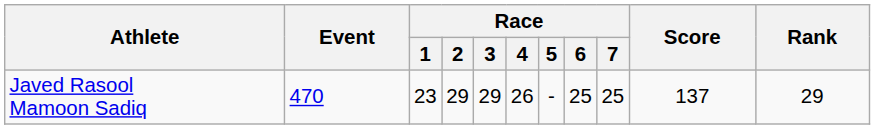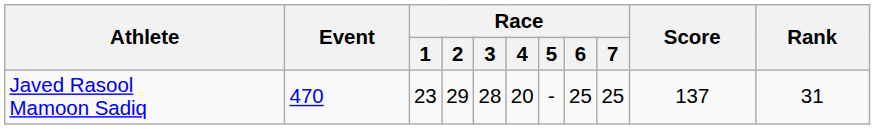(490, 97) 29 -> (490, 97) 28
(522, 97) 26 -> (522, 97) 20
(812, 97) 29 -> (812, 97) 31
